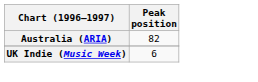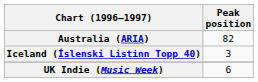+ row: (104, 54)
